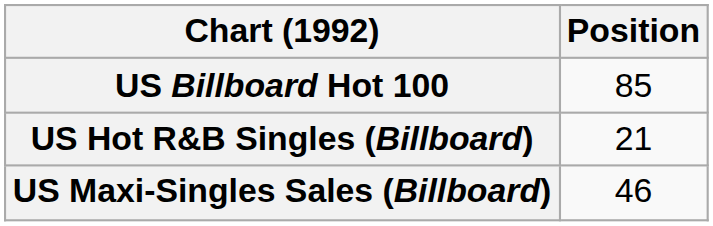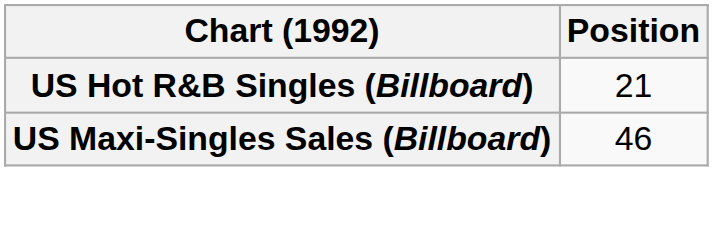- row: (282, 84)
